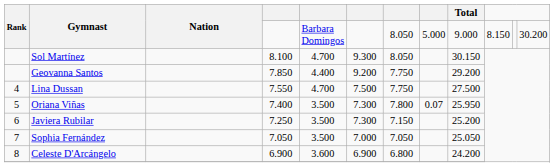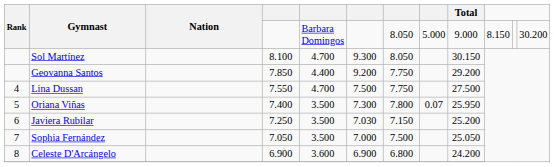(365, 121) 7.300 -> (365, 121) 7.030
(402, 137) 7.050 -> (402, 137) 7.500
